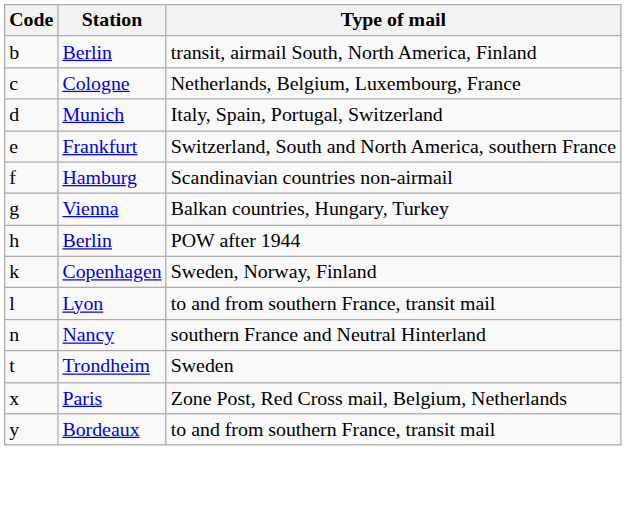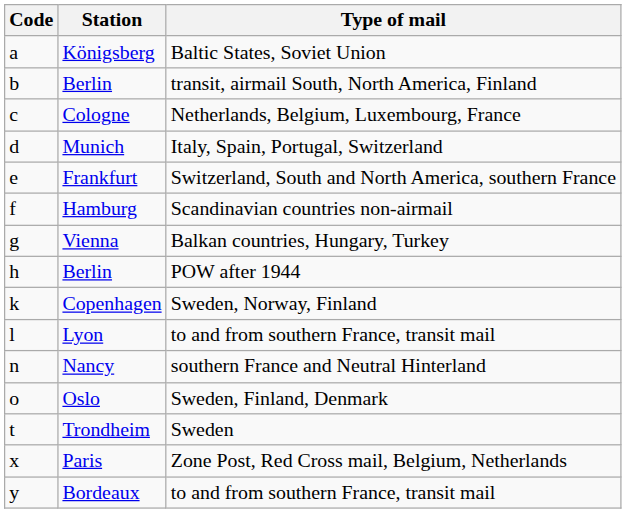+ row: (109, 51)
+ row: (81, 397)
